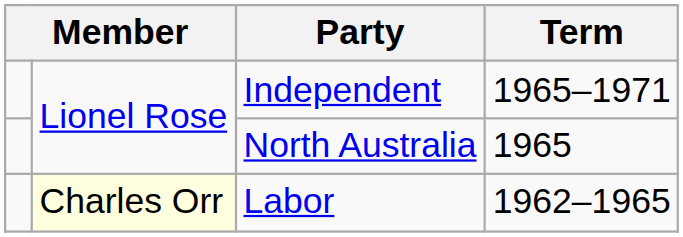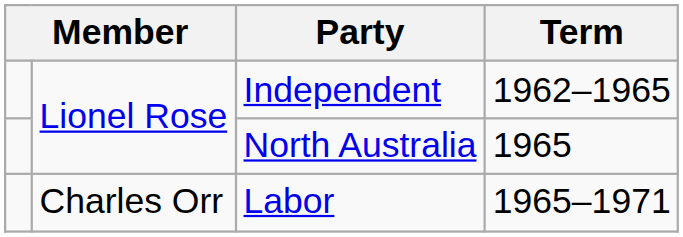(582, 88) 1965–1971 -> (582, 88) 1962–1965
(131, 201) lightyellow background -> (131, 201) no background
(582, 201) 1962–1965 -> (582, 201) 1965–1971
